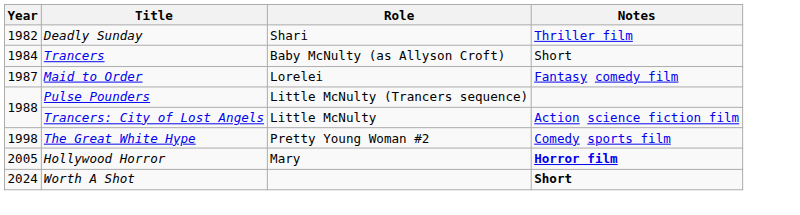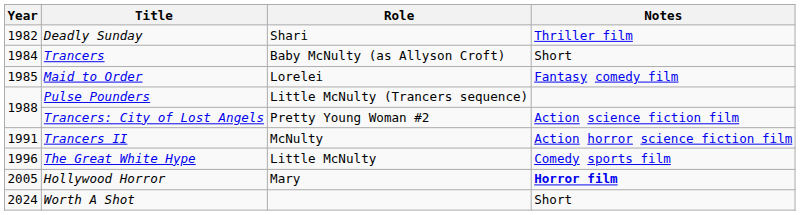(23, 76) 1987 -> (23, 76) 1985
(323, 118) Little McNulty -> (350, 118) Pretty Young Woman #2
+ row: (86, 138)
(23, 138) 1998 -> (23, 159) 1996
(350, 138) Pretty Young Woman #2 -> (323, 159) Little McNulty
(553, 179) bold -> (553, 200) normal
